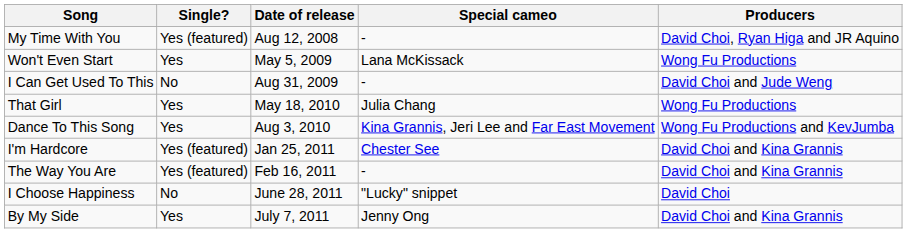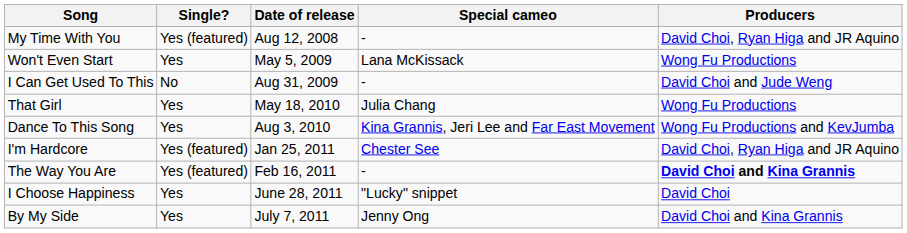(752, 149) David Choi and Kina Grannis -> (780, 149) David Choi, Ryan Higa and JR Aquino
(752, 171) normal -> (758, 171) bold
(169, 194) No -> (171, 194) Yes
